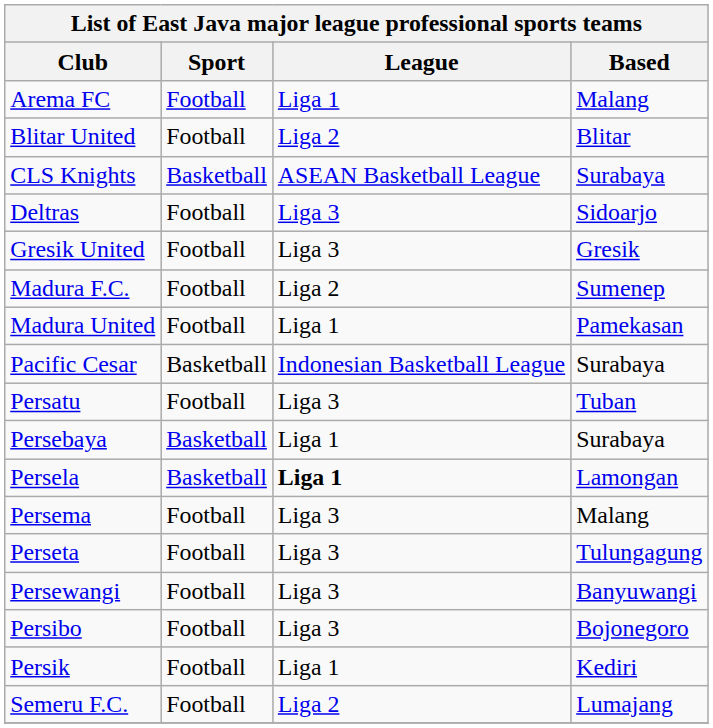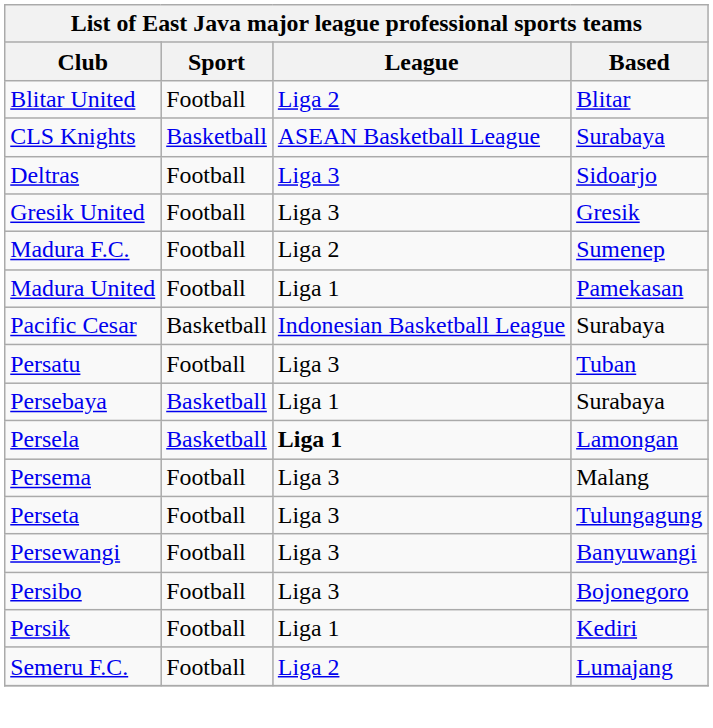- row: (60, 99)
